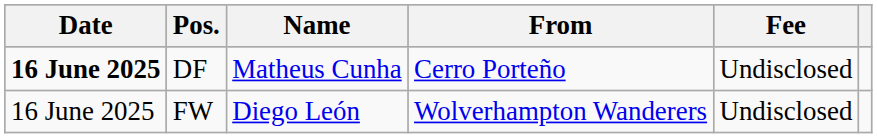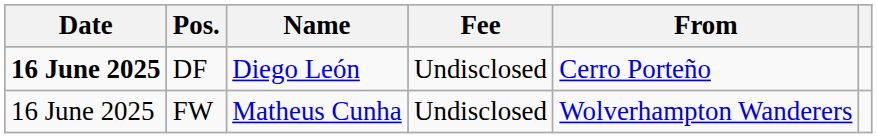columns swapped: (561, 25) <-> (786, 25)
(317, 68) Matheus Cunha -> (296, 68) Diego León
(296, 111) Diego León -> (317, 111) Matheus Cunha
